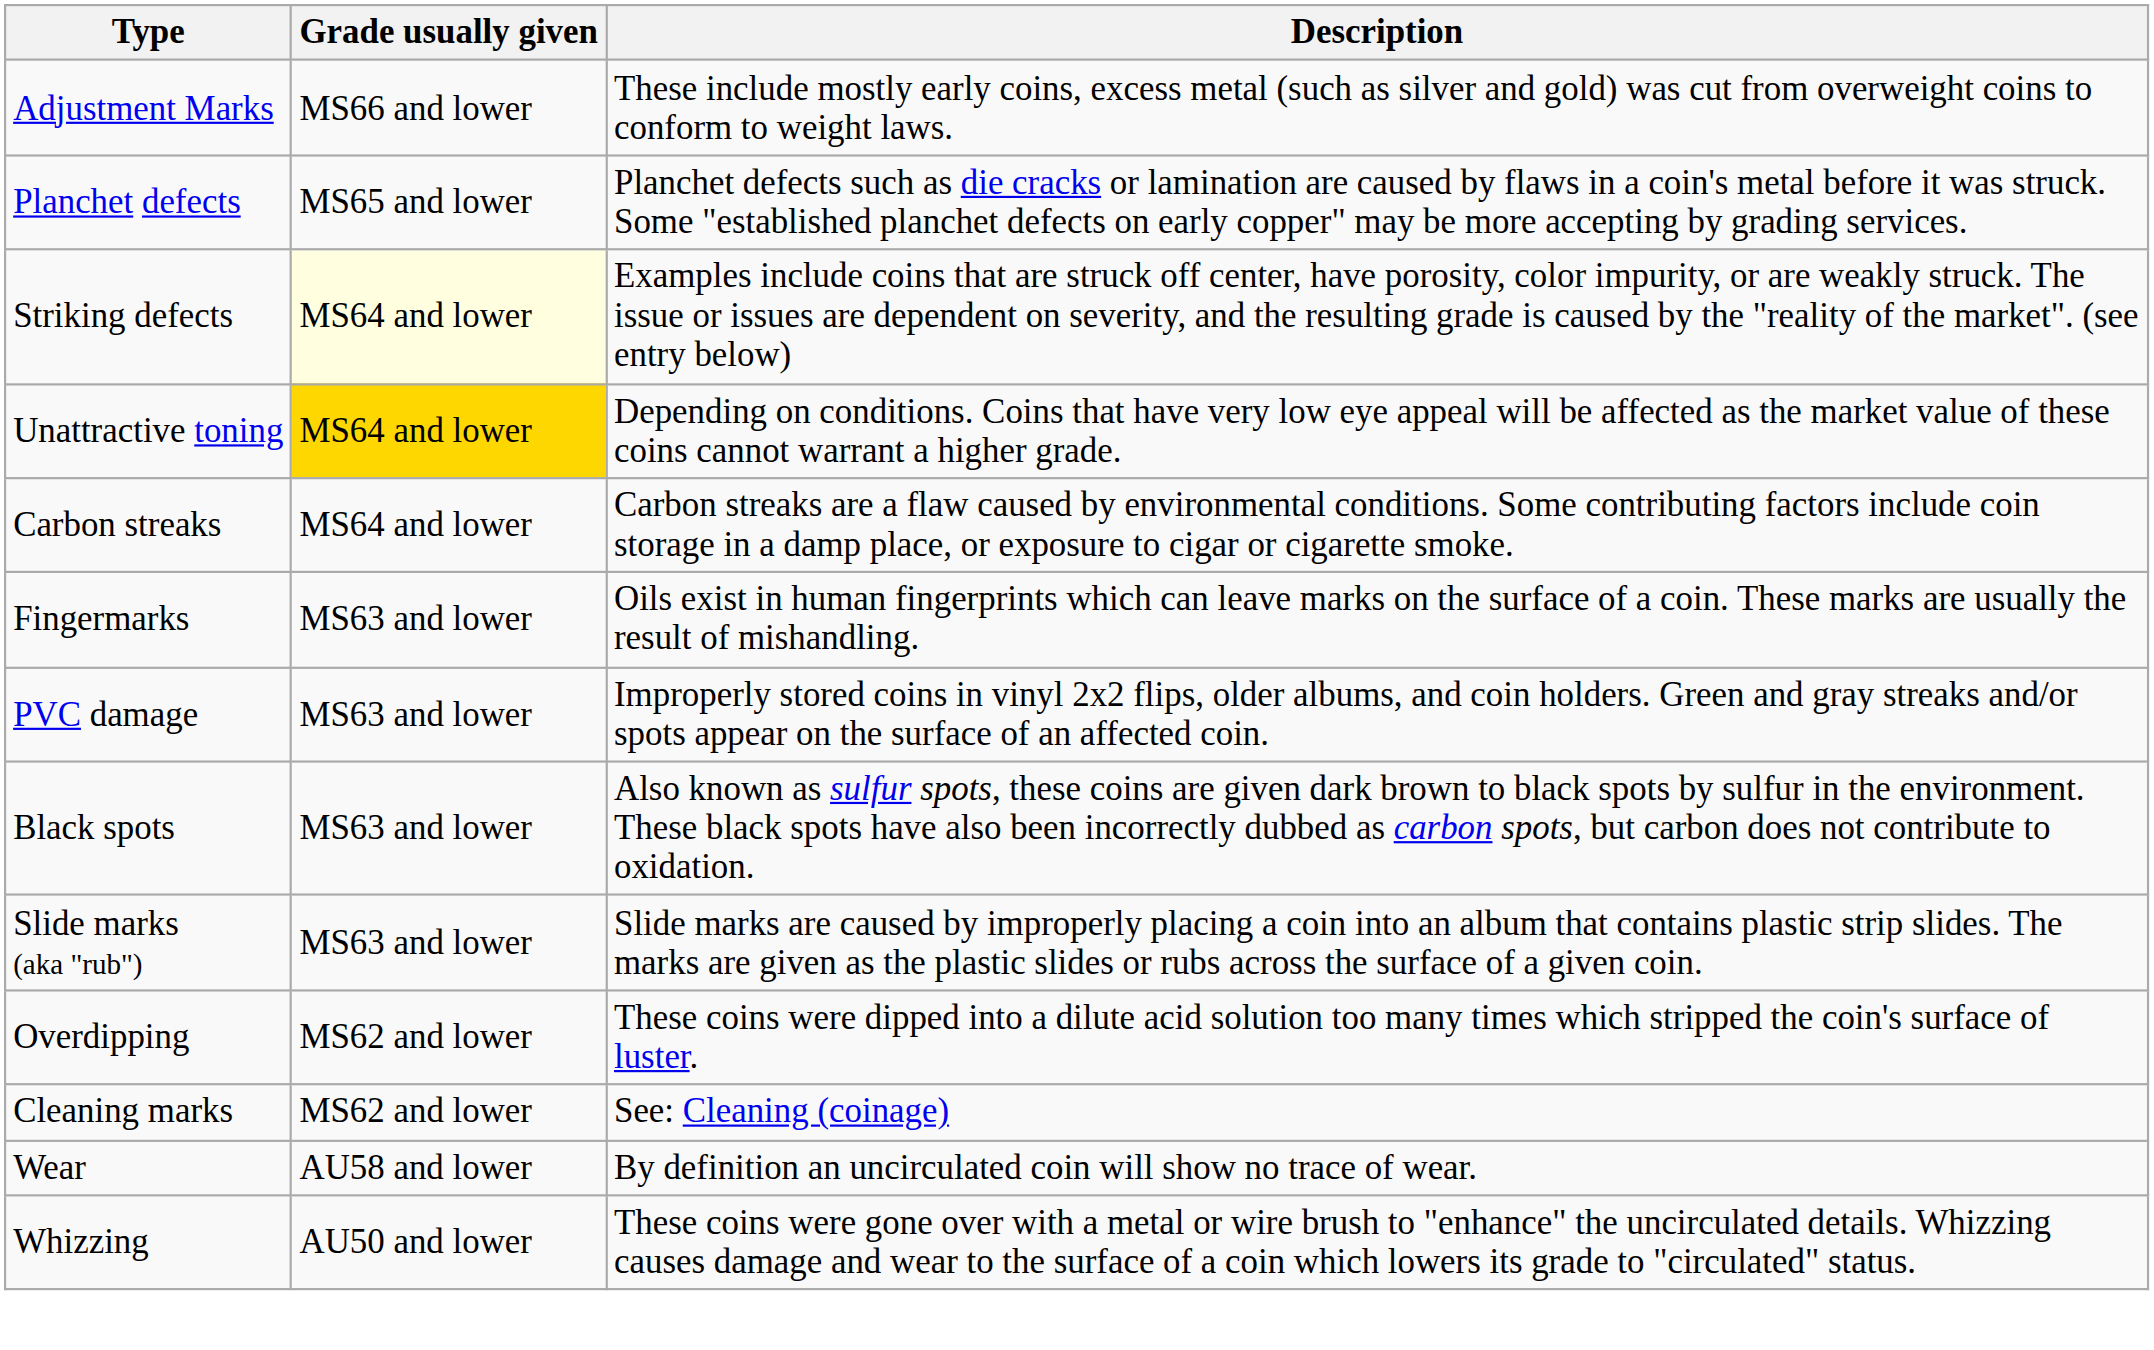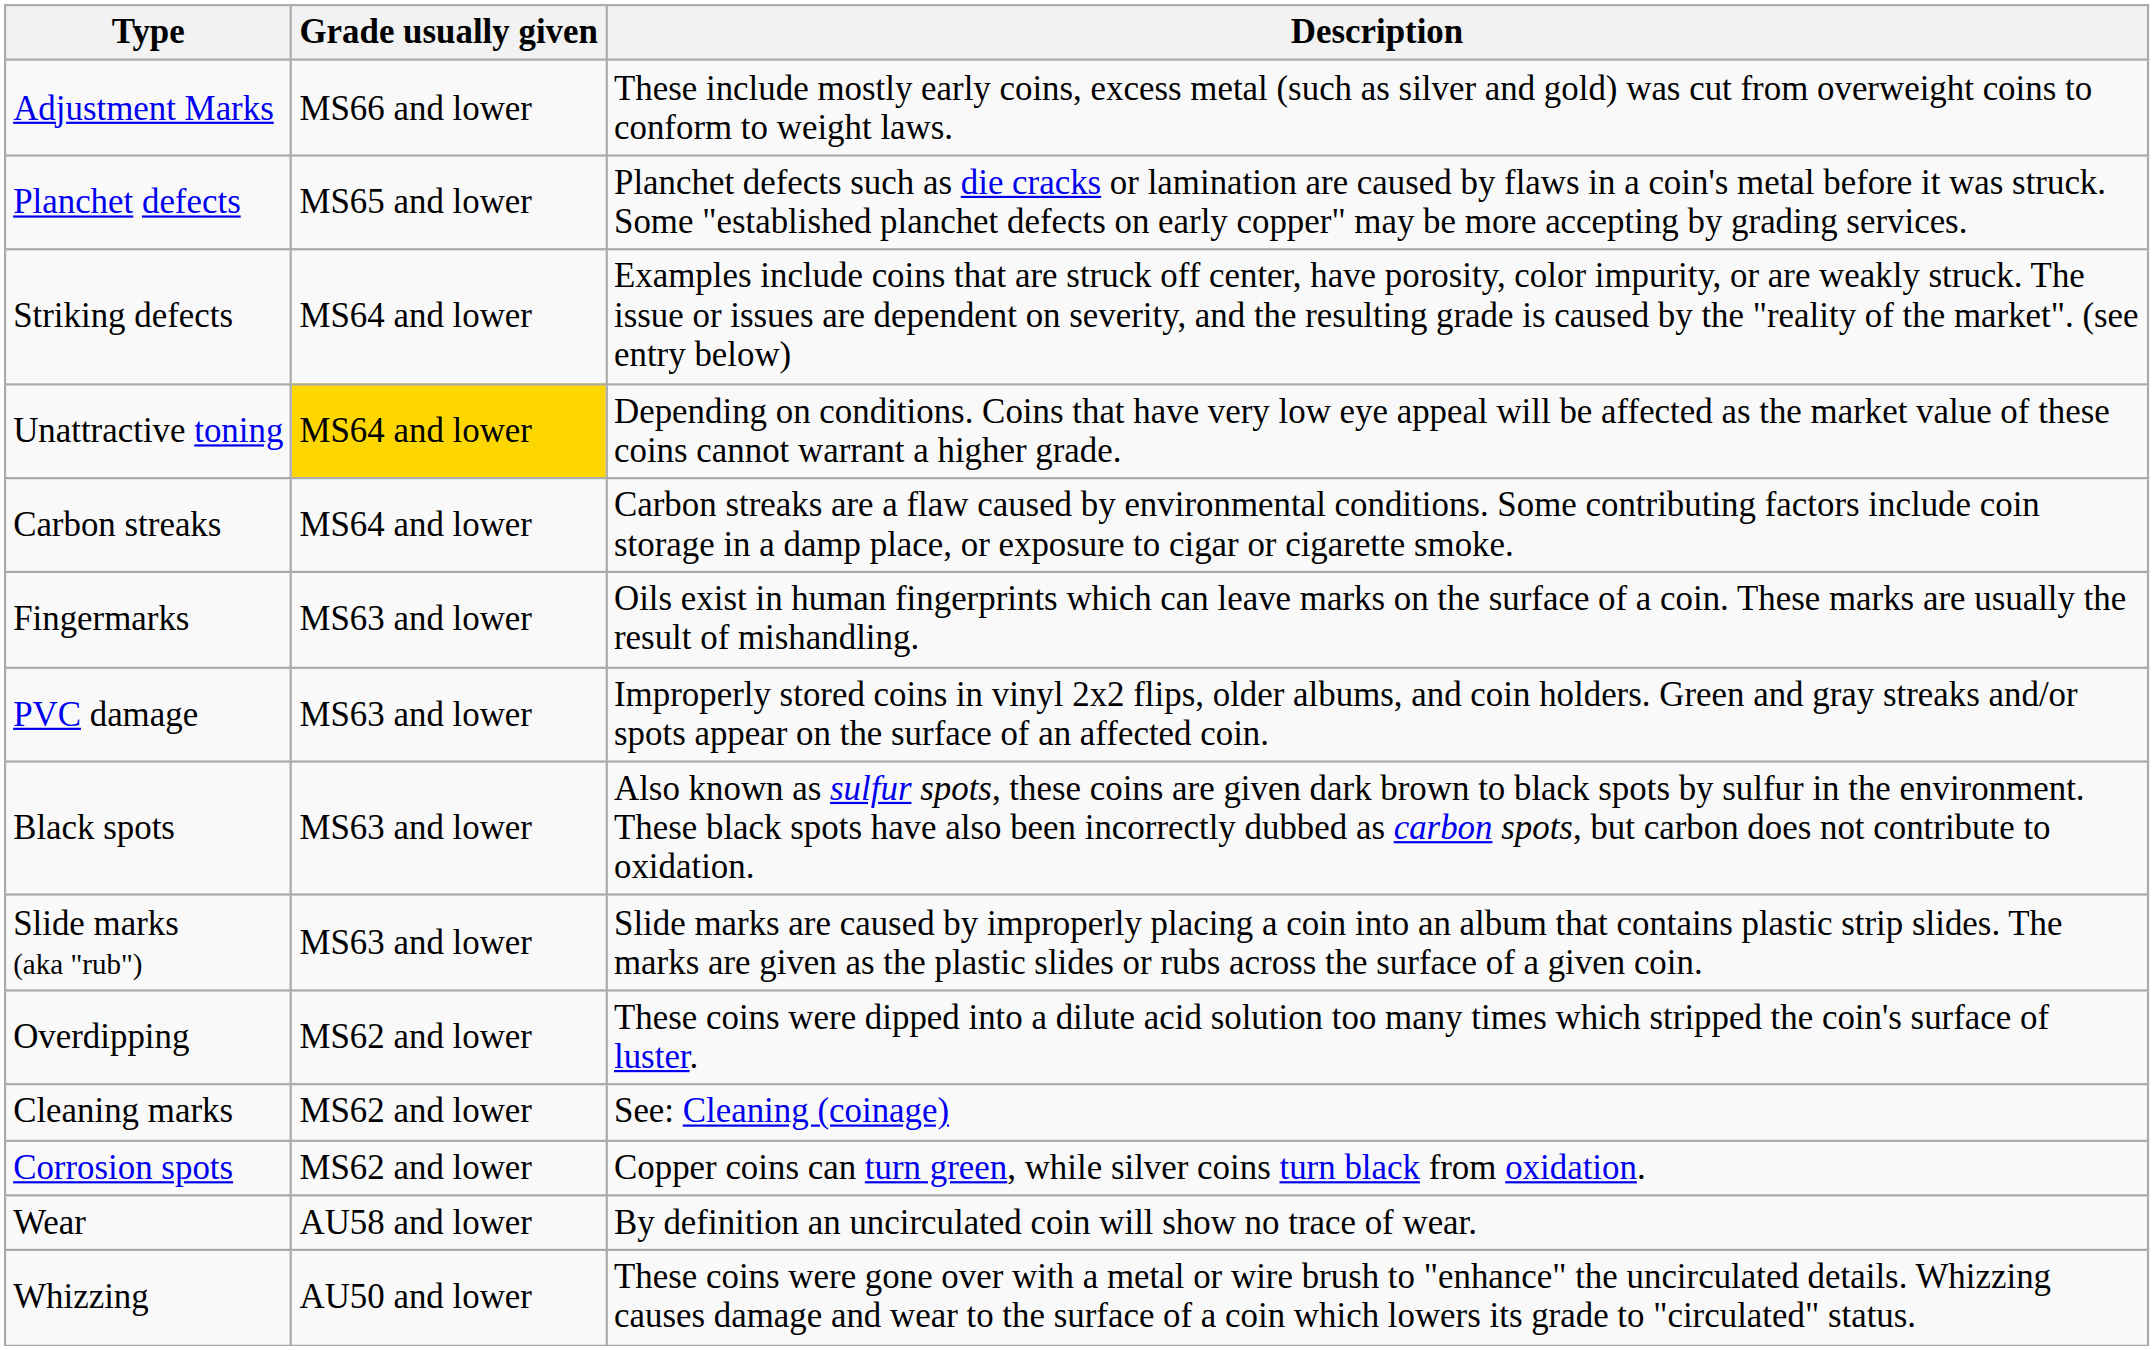(416, 315) lightyellow background -> (416, 315) no background
+ row: (123, 1166)
